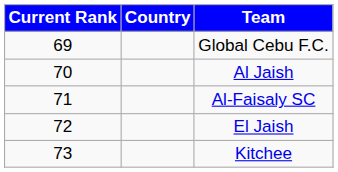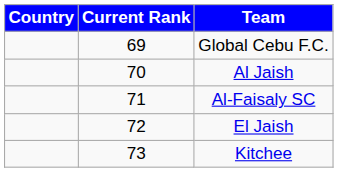columns swapped: (63, 18) <-> (158, 18)
